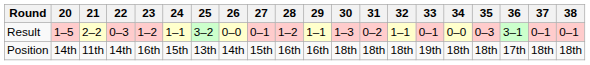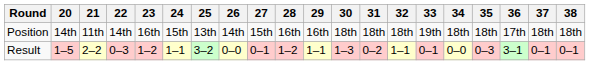rows swapped: (24, 32) <-> (28, 50)
